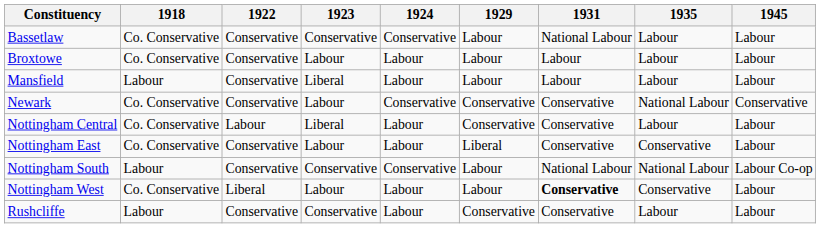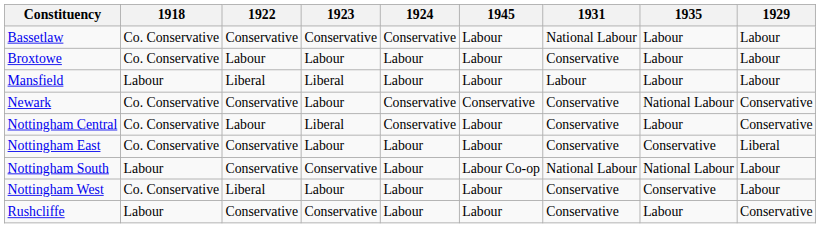columns swapped: (499, 15) <-> (774, 15)
(262, 59) Conservative -> (245, 59) Labour
(561, 59) Labour -> (583, 59) Conservative
(262, 80) Conservative -> (245, 80) Liberal
(403, 124) Labour -> (420, 124) Conservative
(420, 168) Conservative -> (403, 168) Labour
(580, 189) bold -> (583, 189) normal
